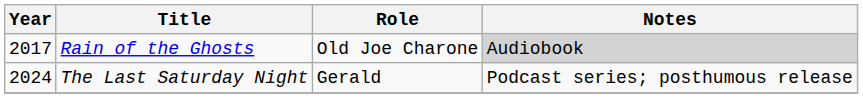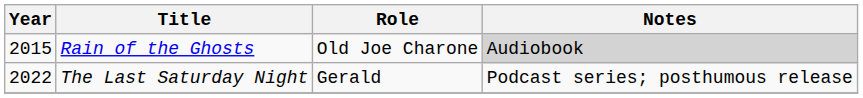(31, 49) 2017 -> (31, 49) 2015
(31, 78) 2024 -> (31, 78) 2022
